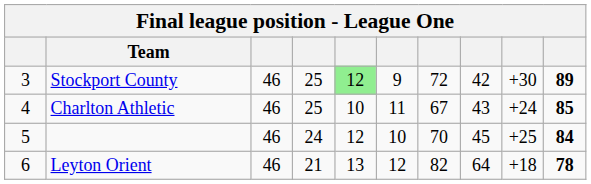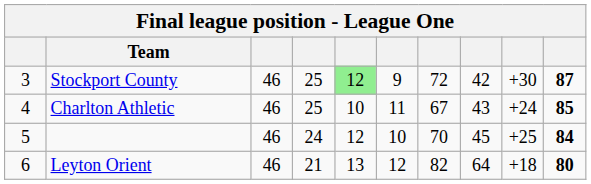(565, 80) 89 -> (565, 80) 87
(565, 165) 78 -> (565, 165) 80
